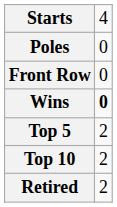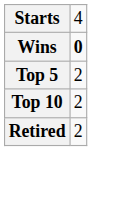- row: (50, 46)
- row: (50, 74)
